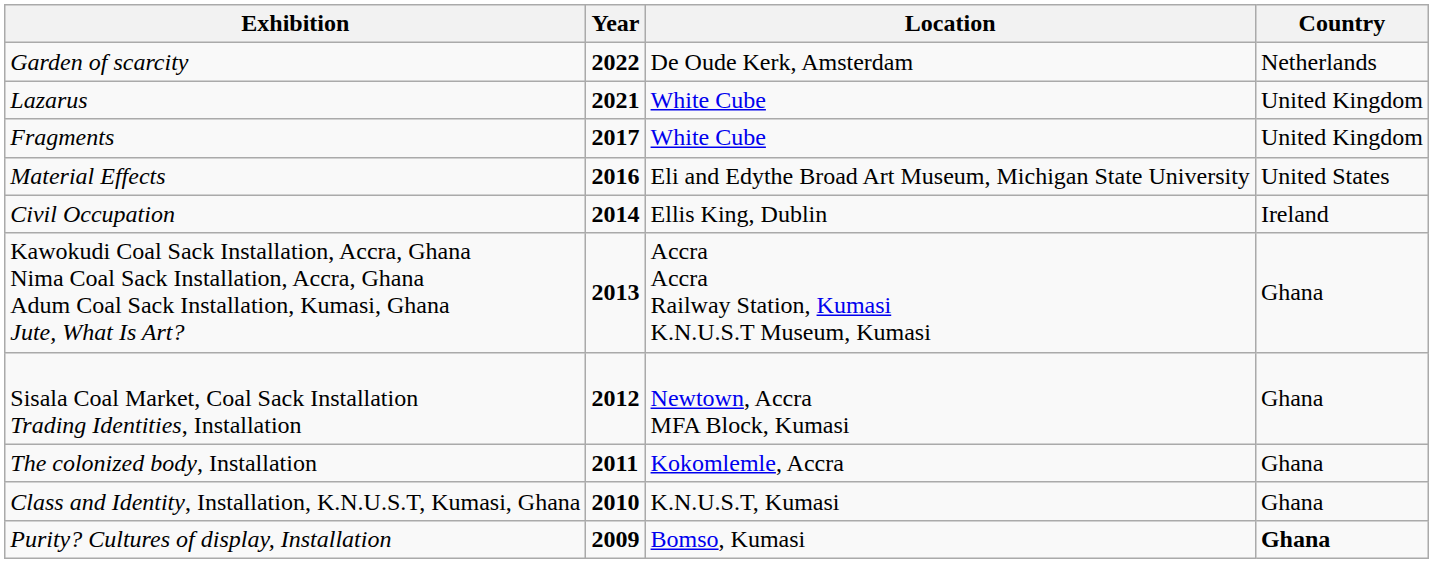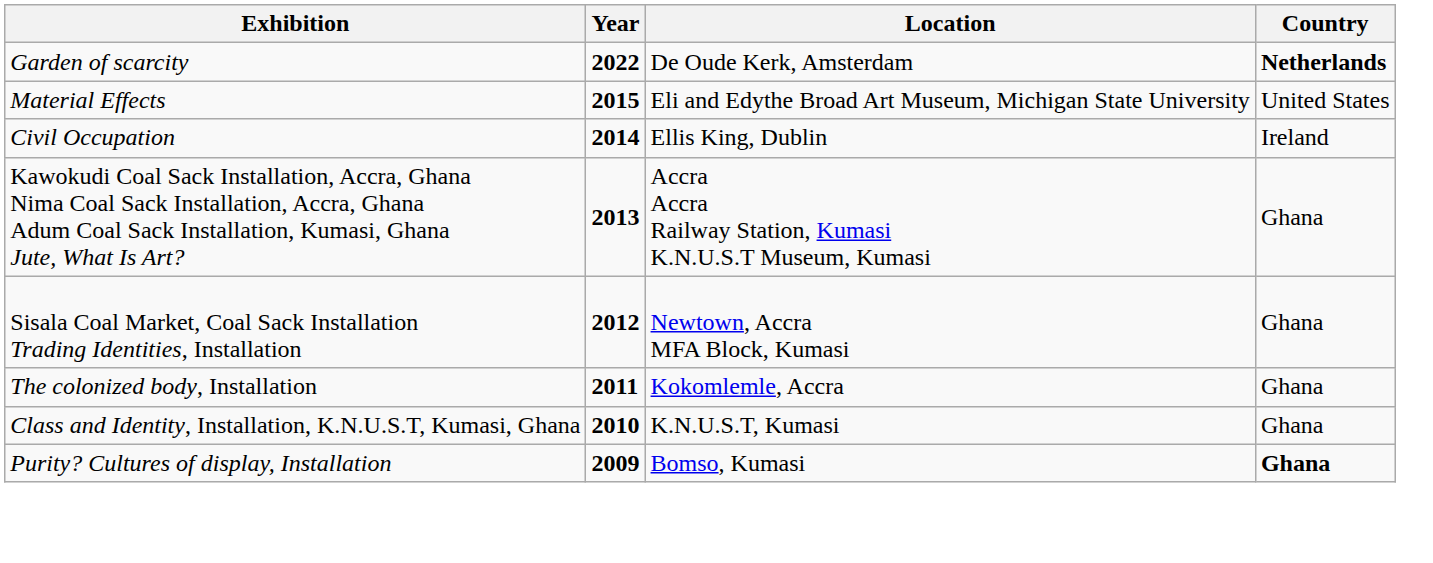(1319, 61) normal -> (1324, 61) bold
- row: (49, 99)
- row: (62, 137)
(616, 175) 2016 -> (616, 99) 2015
